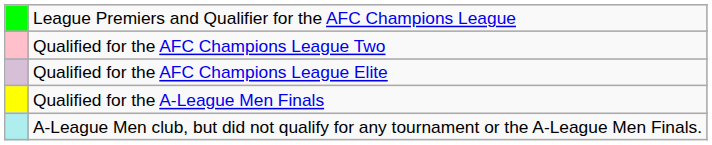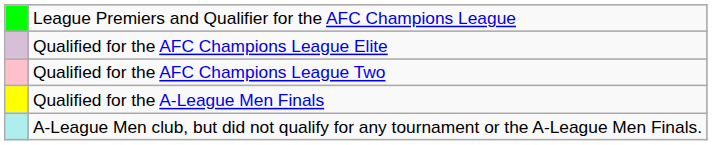rows swapped: (210, 73) <-> (209, 46)
